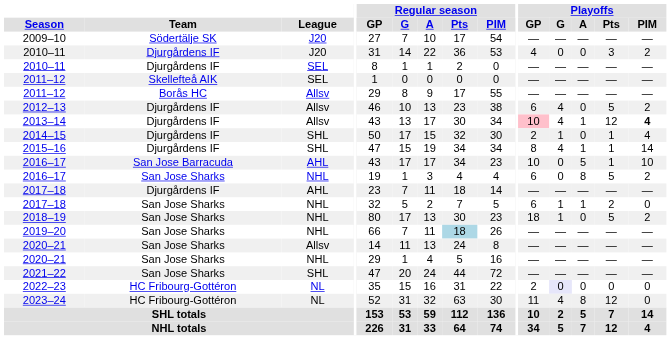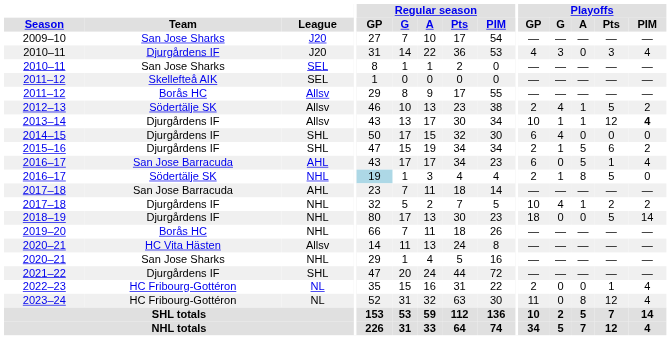(183, 38) Södertälje SK -> (183, 38) San Jose Sharks
(561, 52) 0 -> (561, 52) 3
(647, 52) 2 -> (647, 52) 4
(183, 66) Djurgårdens IF -> (183, 66) San Jose Sharks
(183, 107) Djurgårdens IF -> (183, 107) Södertälje SK
(533, 107) 6 -> (533, 107) 2
(583, 107) 0 -> (583, 107) 1
(533, 121) pink background -> (533, 121) no background
(561, 121) 4 -> (561, 121) 1
(533, 135) 2 -> (533, 135) 6
(561, 135) 1 -> (561, 135) 4
(611, 135) 1 -> (611, 135) 0
(647, 135) 4 -> (647, 135) 0
(533, 149) 8 -> (533, 149) 2
(561, 149) 4 -> (561, 149) 1
(583, 149) 1 -> (583, 149) 5
(611, 149) 1 -> (611, 149) 6
(647, 149) 14 -> (647, 149) 2
(533, 162) 10 -> (533, 162) 6
(647, 162) 10 -> (647, 162) 4
(183, 176) San Jose Sharks -> (183, 176) Södertälje SK
(374, 176) no background -> (374, 176) lightblue background
(533, 176) 6 -> (533, 176) 2
(561, 176) 0 -> (561, 176) 1
(647, 176) 2 -> (647, 176) 0
(183, 190) Djurgårdens IF -> (183, 190) San Jose Barracuda
(183, 204) San Jose Sharks -> (183, 204) Djurgårdens IF
(533, 204) 6 -> (533, 204) 10
(561, 204) 1 -> (561, 204) 4
(647, 204) 0 -> (647, 204) 2
(183, 218) San Jose Sharks -> (183, 218) Djurgårdens IF
(561, 218) 1 -> (561, 218) 0
(647, 218) 2 -> (647, 218) 14
(183, 231) San Jose Sharks -> (183, 231) Borås HC
(460, 231) lightblue background -> (460, 231) no background
(183, 245) San Jose Sharks -> (183, 245) HC Vita Hästen
(183, 273) San Jose Sharks -> (183, 273) Djurgårdens IF
(561, 287) lavender background -> (561, 287) no background
(611, 287) 0 -> (611, 287) 1
(647, 287) 0 -> (647, 287) 4
(561, 300) 4 -> (561, 300) 0
(647, 300) 0 -> (647, 300) 4
